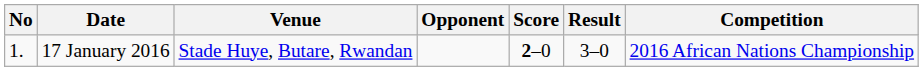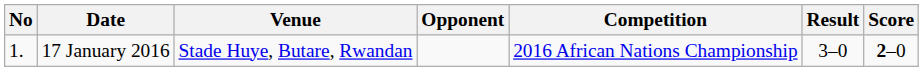columns swapped: (536, 19) <-> (772, 19)
